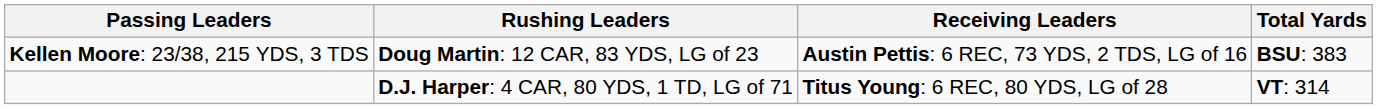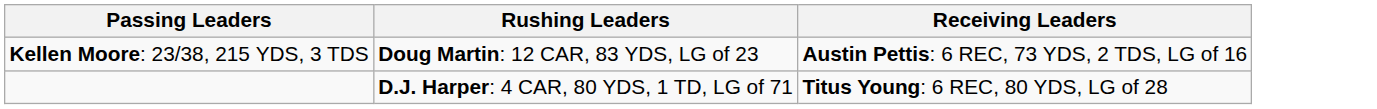- column: (1312, 20)
